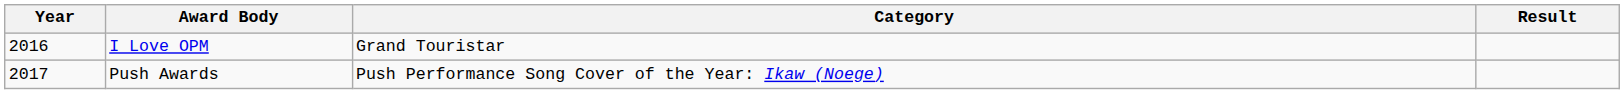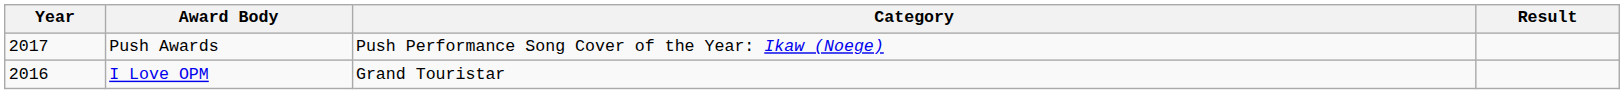rows swapped: (159, 46) <-> (164, 74)
